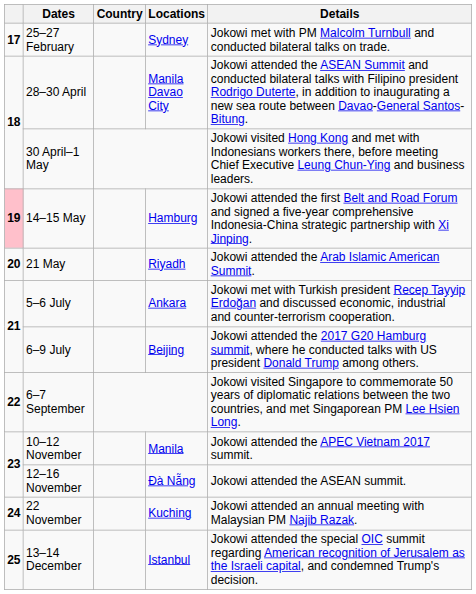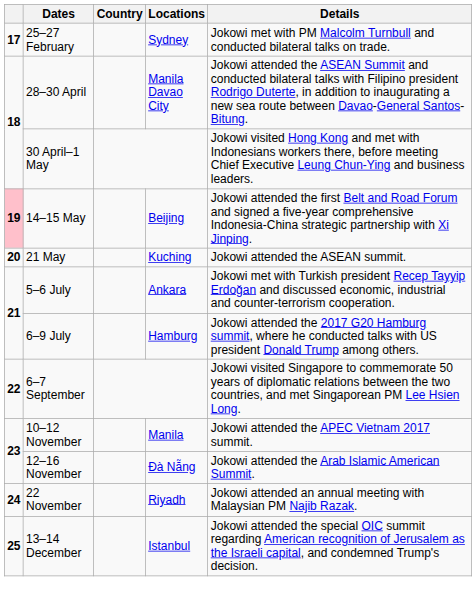(173, 218) Hamburg -> (166, 218) Beijing
(167, 264) Riyadh -> (170, 257) Kuching
(325, 264) Jokowi attended the Arab Islamic American Summit. -> (308, 257) Jokowi attended the ASEAN summit.
(166, 349) Beijing -> (173, 336) Hamburg
(308, 481) Jokowi attended the ASEAN summit. -> (325, 467) Jokowi attended the Arab Islamic American Summit.
(170, 513) Kuching -> (167, 500) Riyadh
